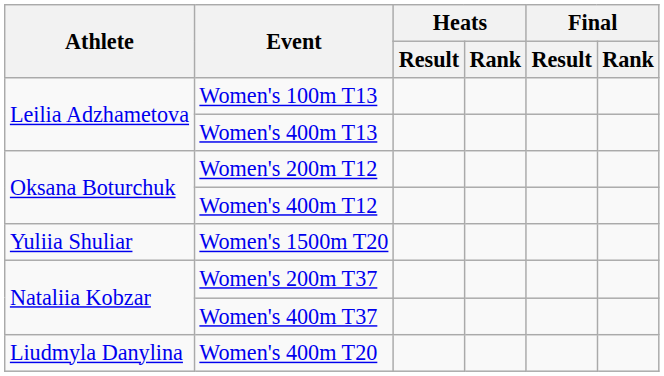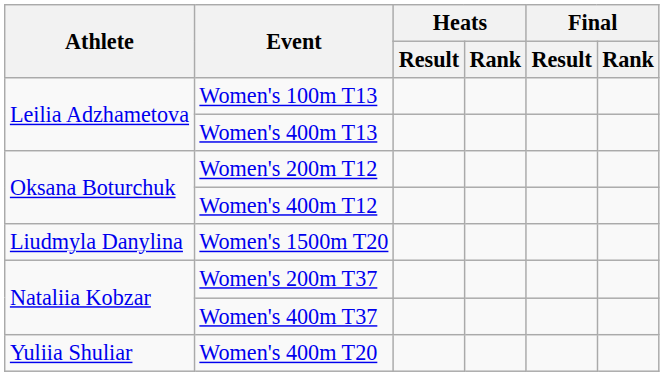(71, 242) Yuliia Shuliar -> (96, 242) Liudmyla Danylina
(96, 352) Liudmyla Danylina -> (71, 352) Yuliia Shuliar
